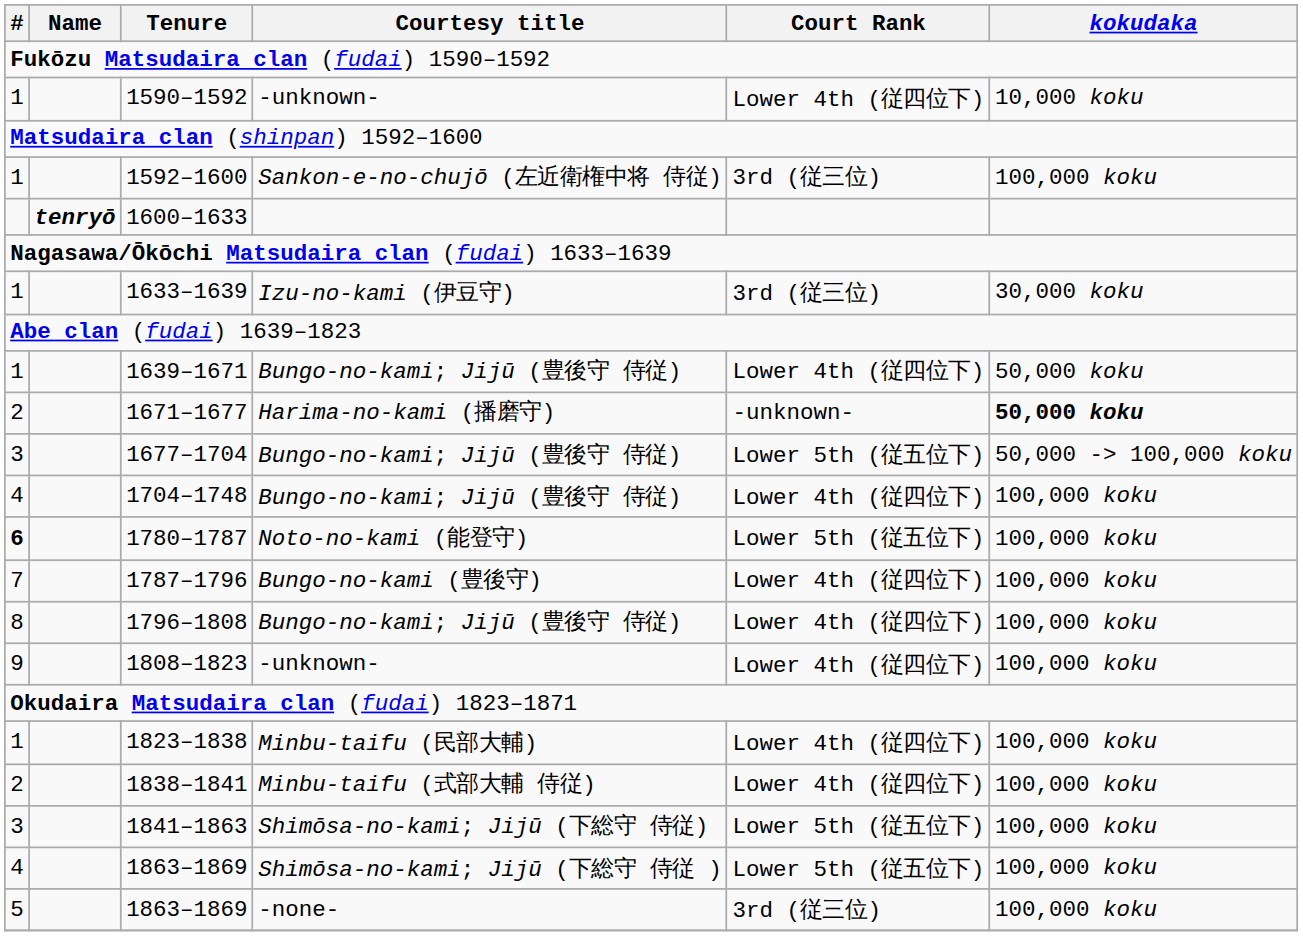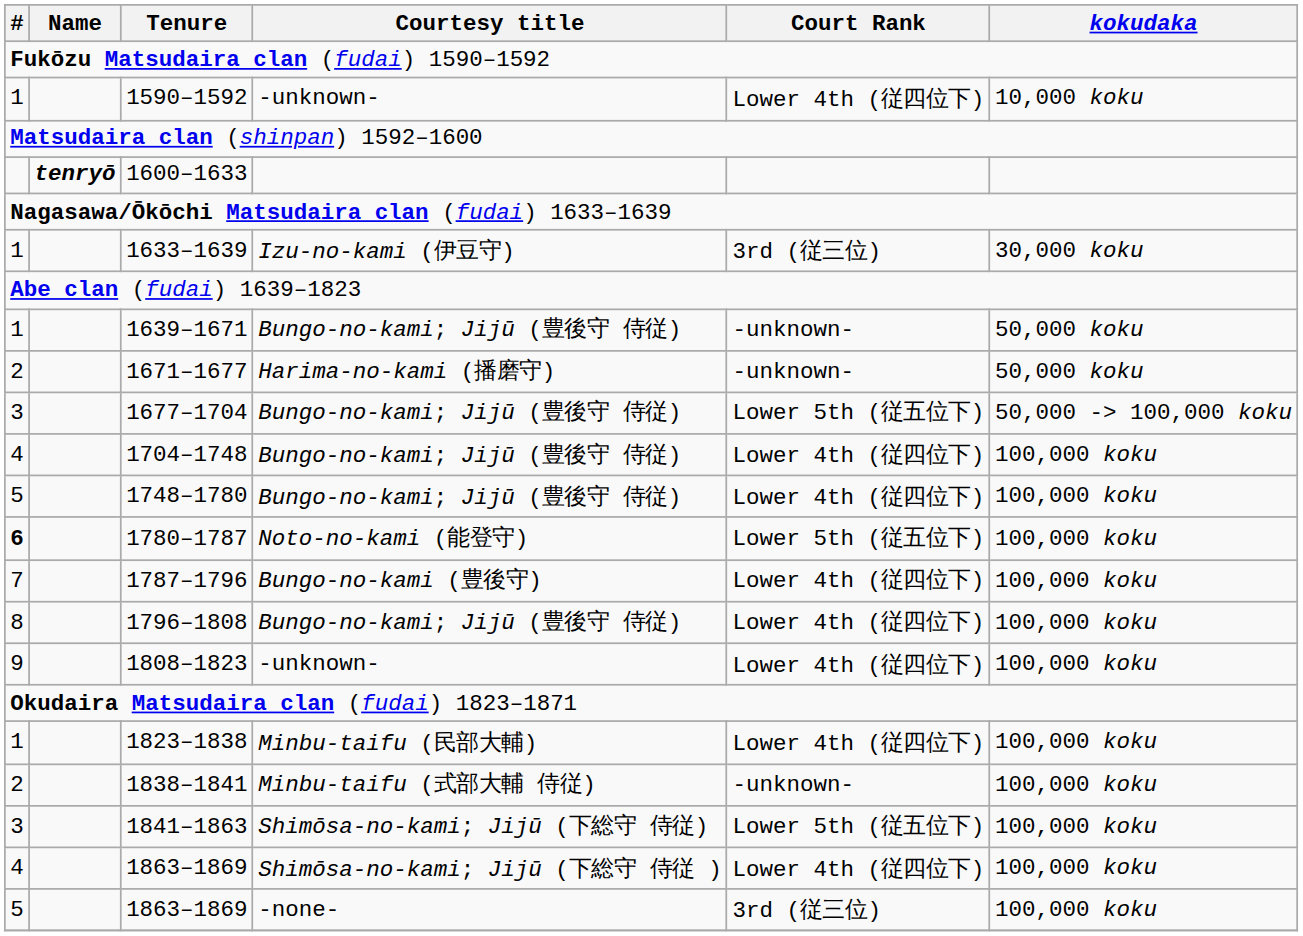- row: (187, 178)
(858, 372) Lower 4th (従四位下) -> (793, 329) -unknown-
(1069, 413) bold -> (1069, 371) normal
+ row: (187, 497)
(858, 785) Lower 4th (従四位下) -> (793, 785) -unknown-
(858, 869) Lower 5th (従五位下) -> (858, 869) Lower 4th (従四位下)
